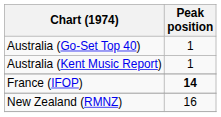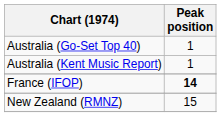(190, 102) 16 -> (190, 102) 15
